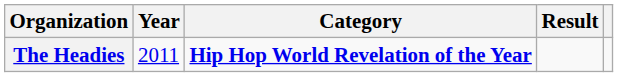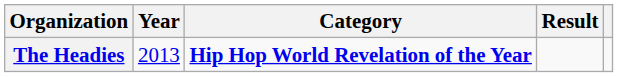(158, 54) 2011 -> (159, 54) 2013
